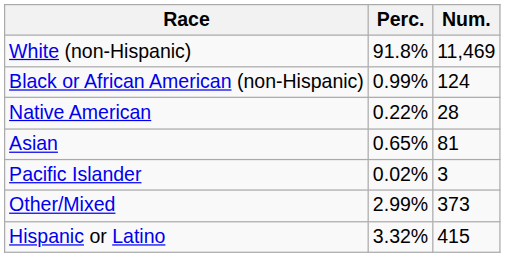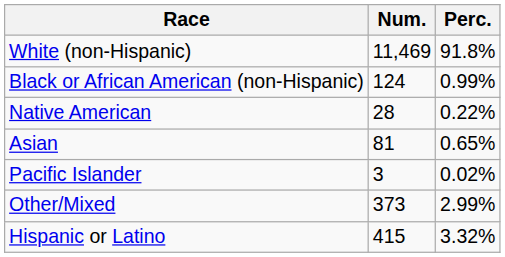columns swapped: (466, 19) <-> (401, 19)
